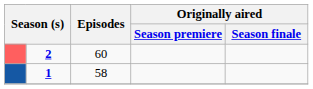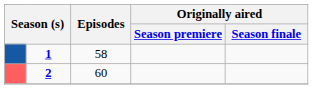rows swapped: (48, 73) <-> (48, 53)
